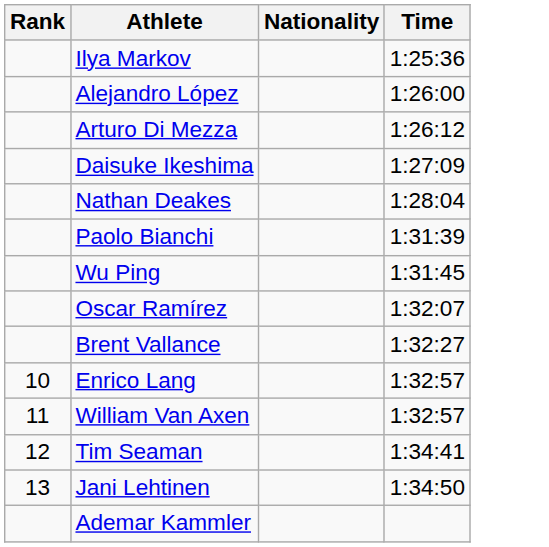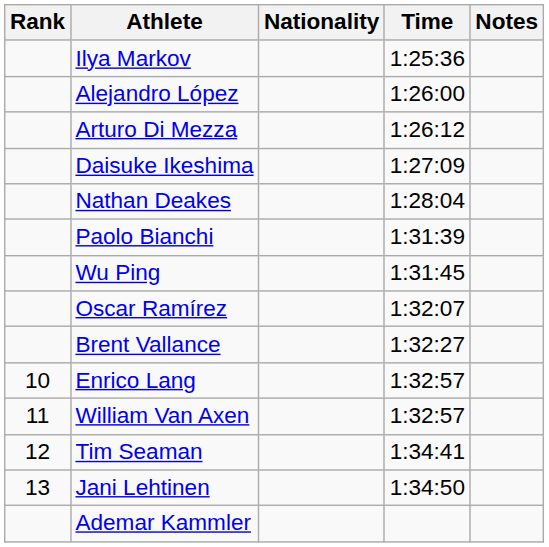+ column: (507, 22)
